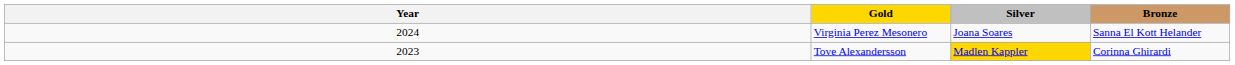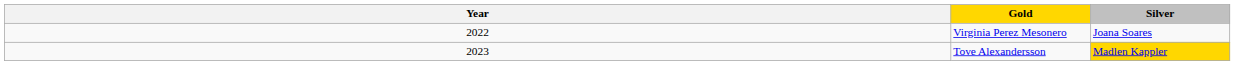- column: (1160, 14)
(408, 33) 2024 -> (478, 33) 2022
